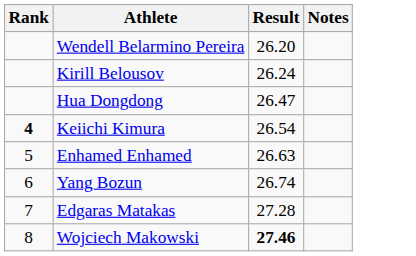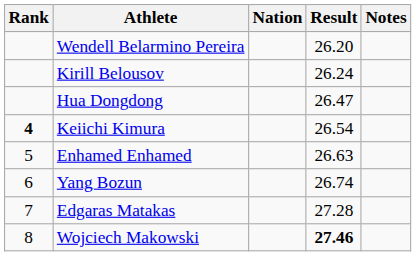+ column: (277, 18)
